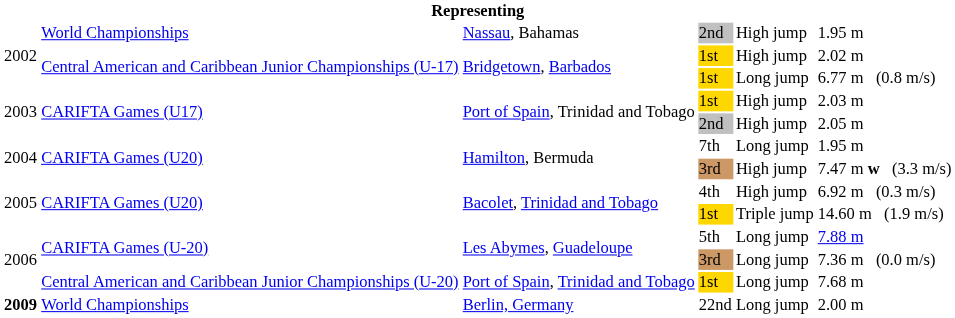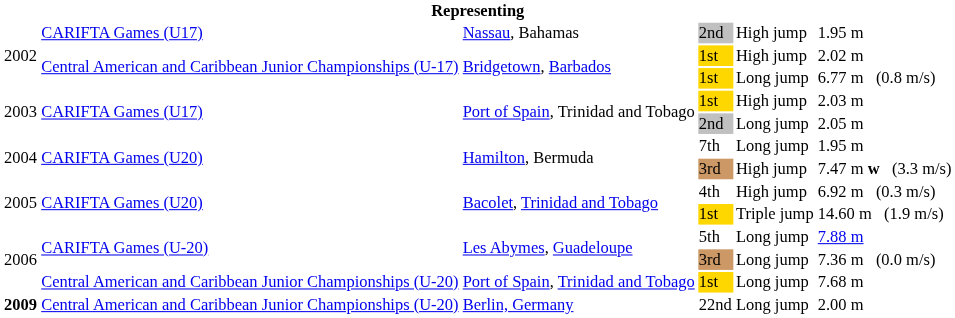(115, 33) World Championships -> (122, 33) CARIFTA Games (U17)
(771, 123) High jump -> (772, 123) Long jump
(115, 304) World Championships -> (250, 304) Central American and Caribbean Junior Championships (U-20)
